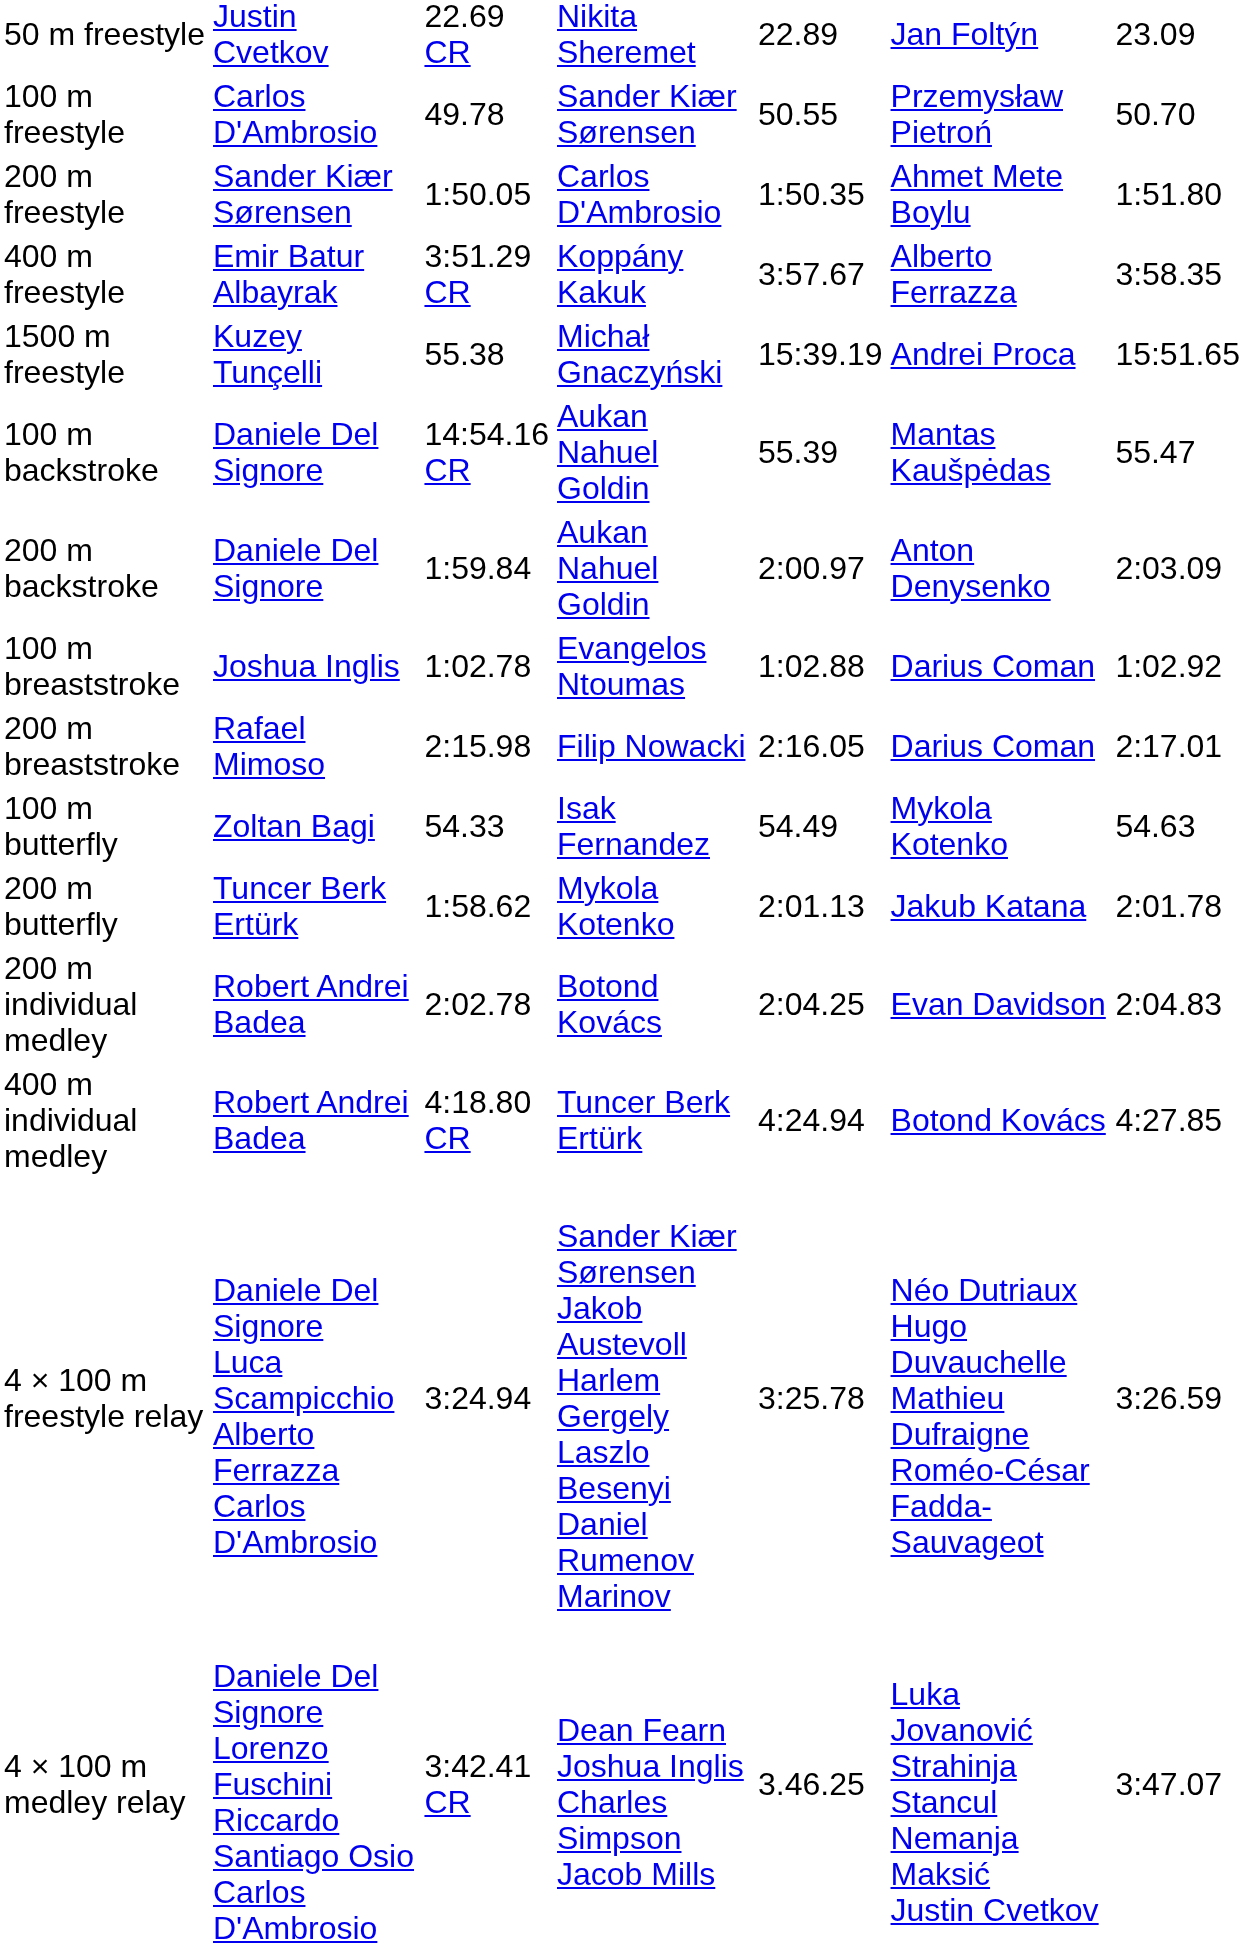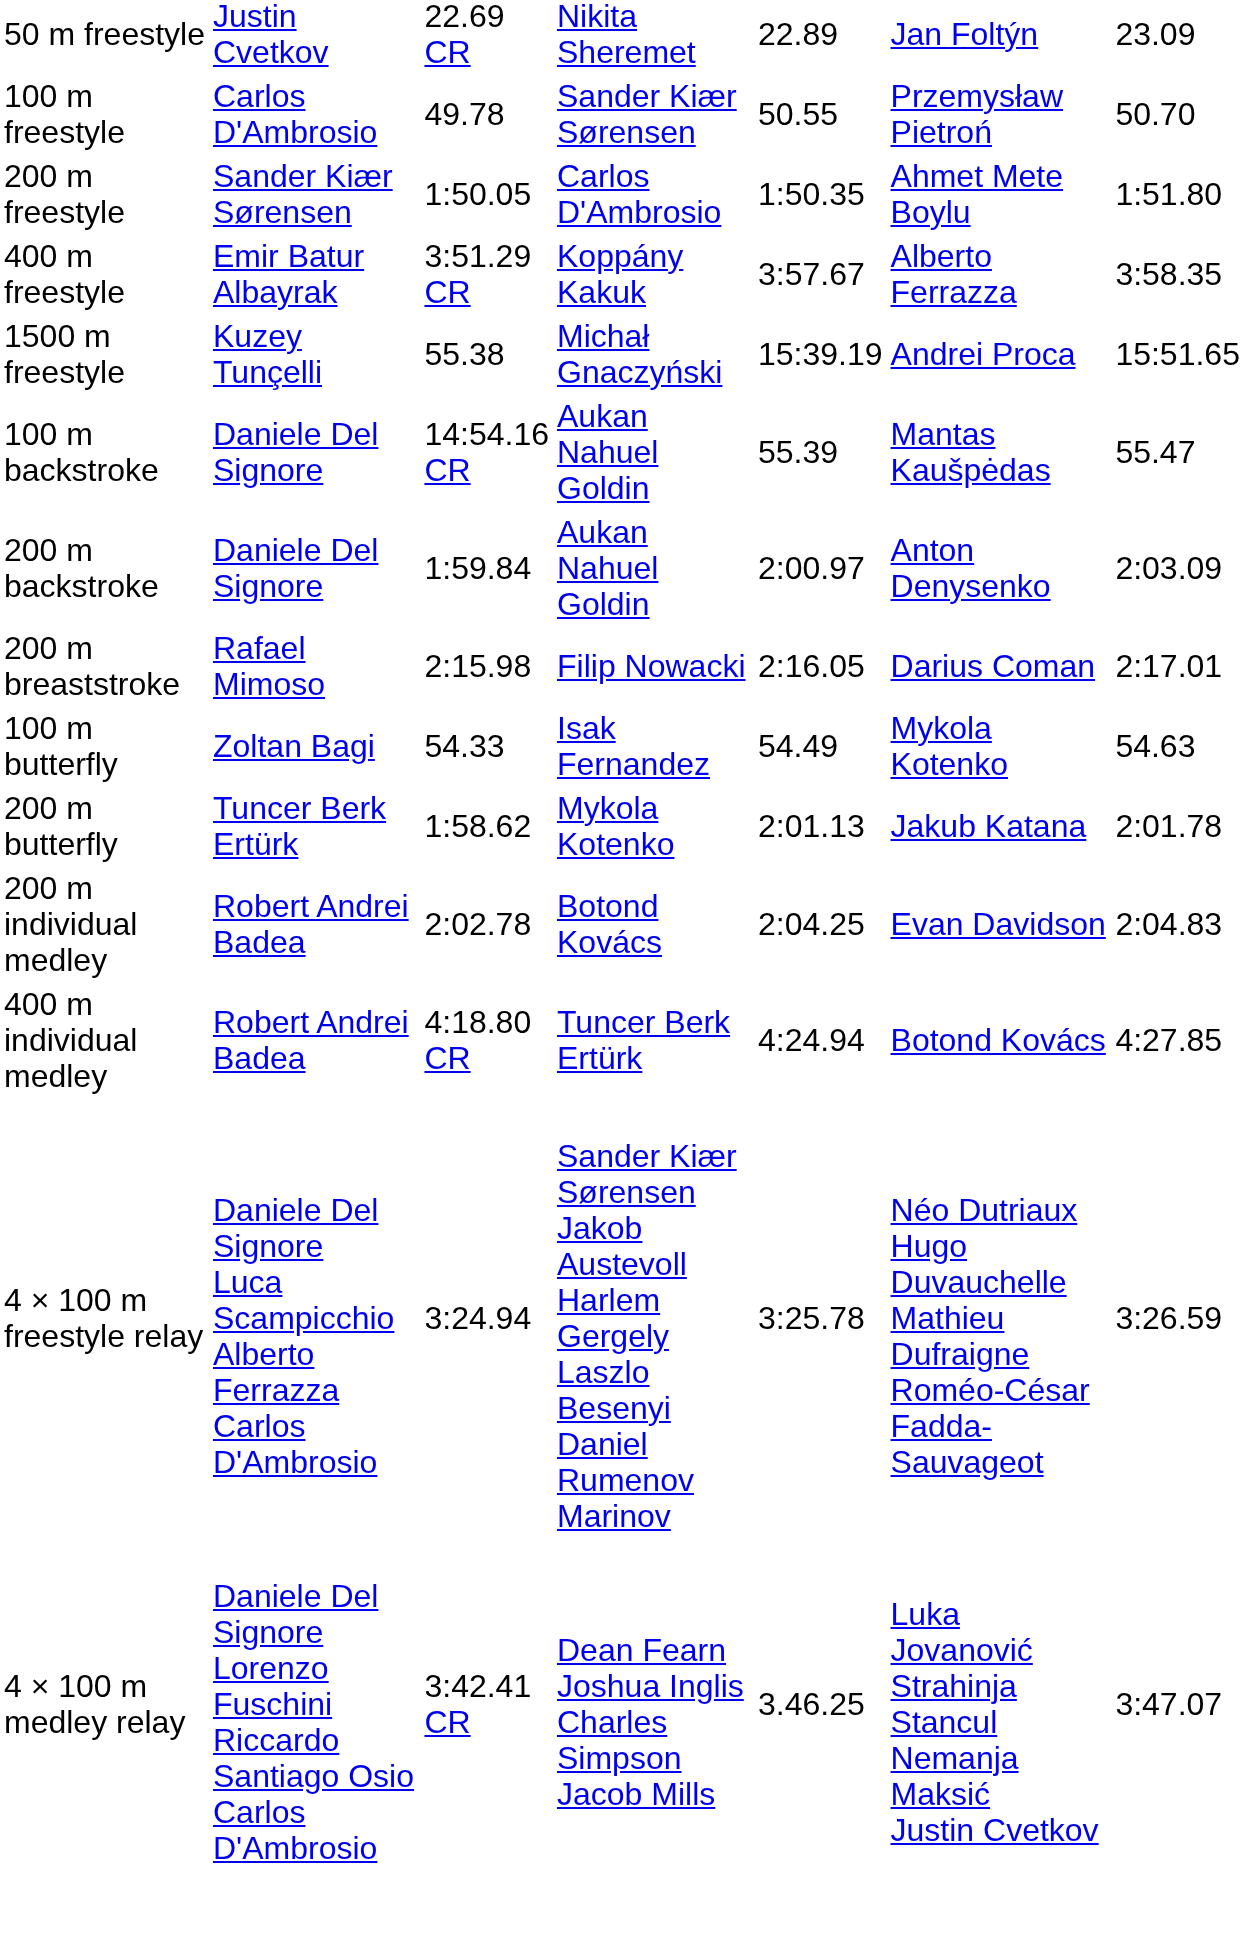- row: (92, 666)
